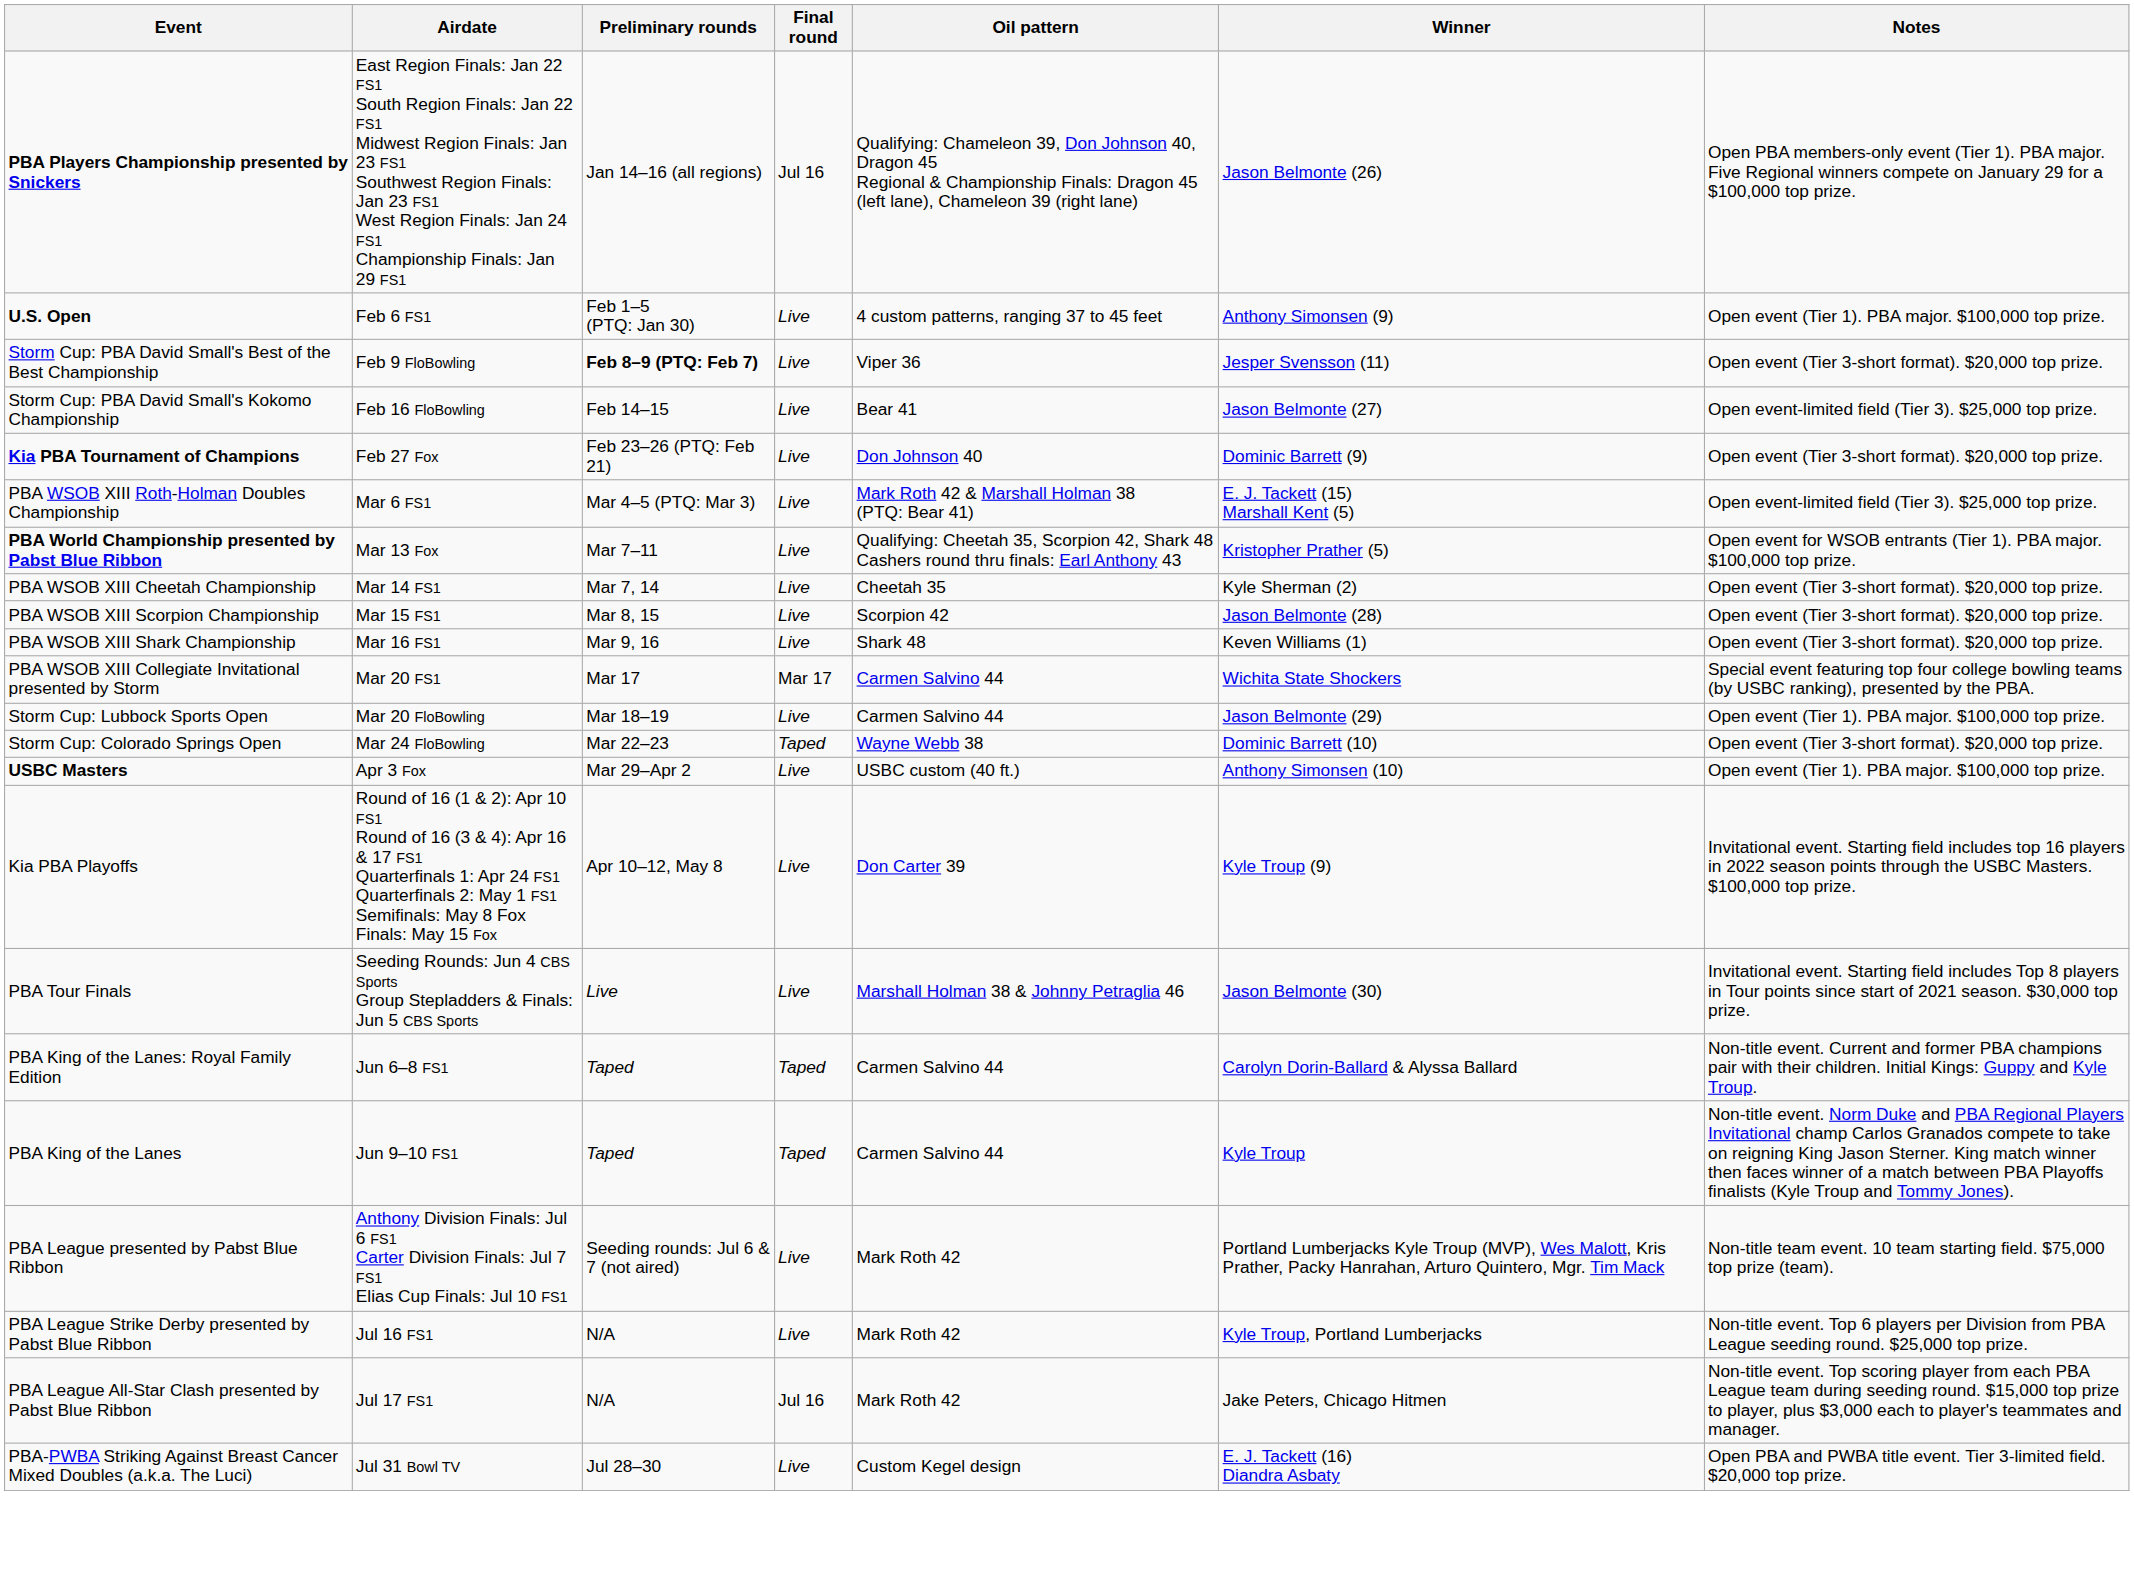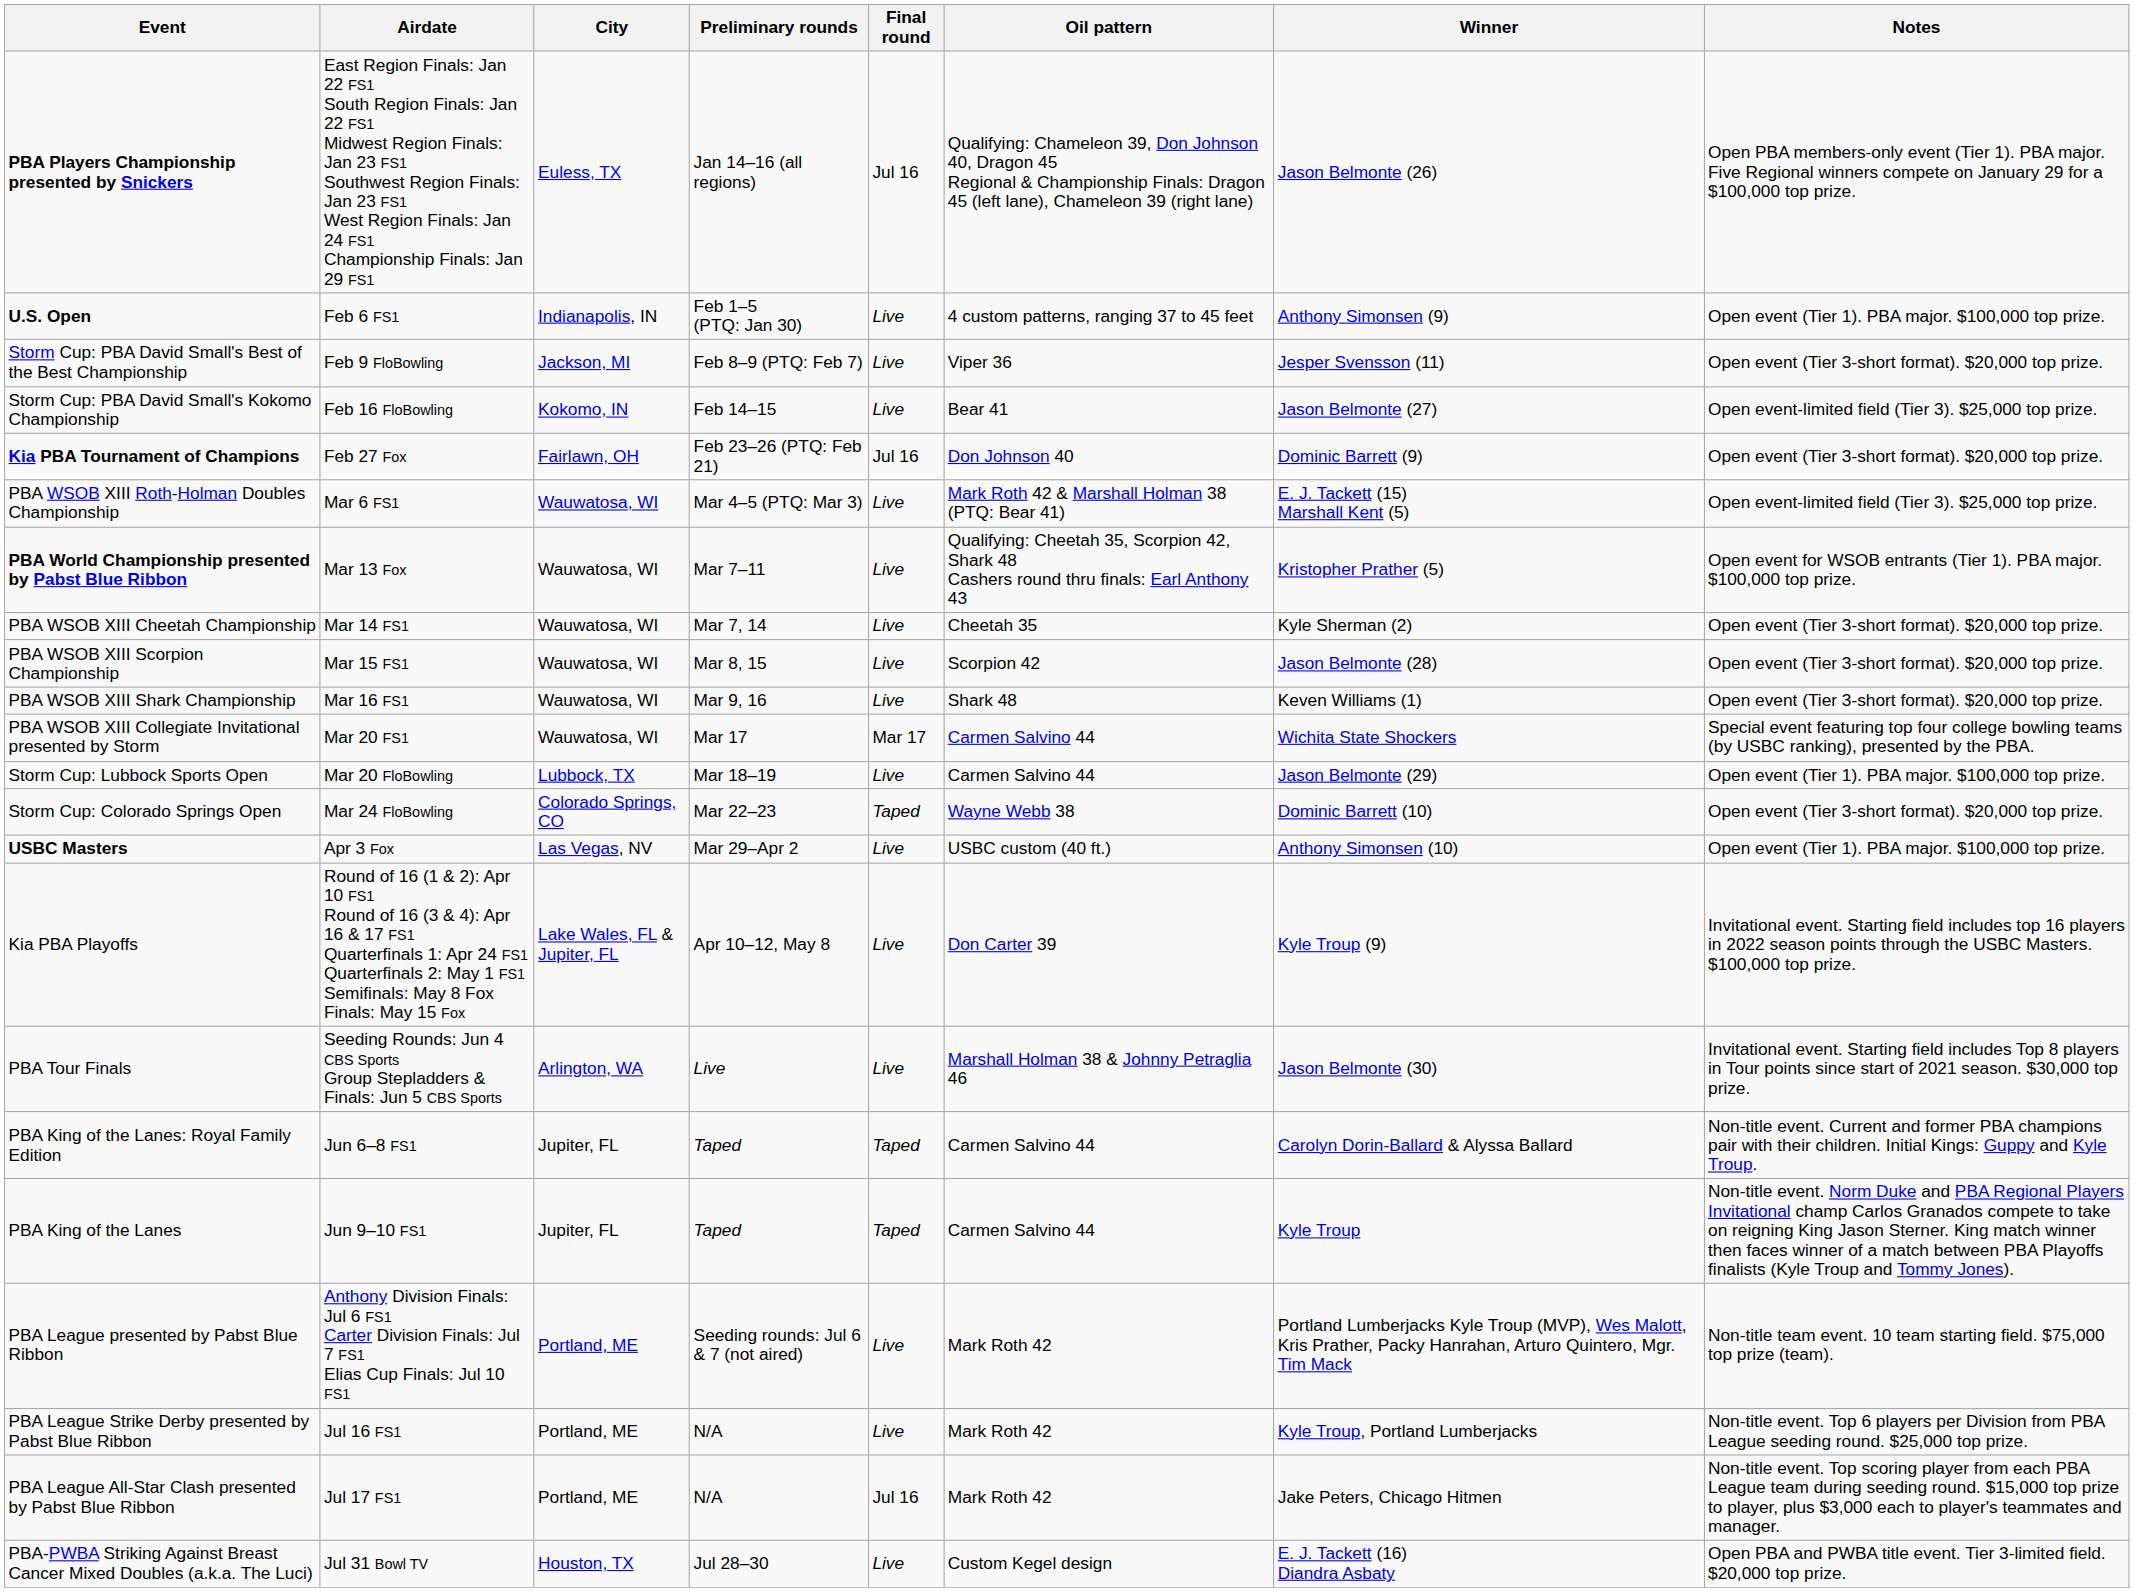+ column: (612, 27)
(672, 362) bold -> (778, 362) normal
(794, 456) Live -> (895, 456) Jul 16
